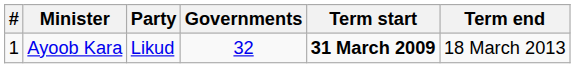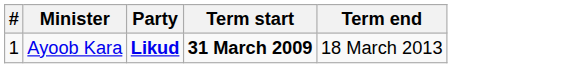- column: (244, 18)
(153, 47) normal -> (155, 47) bold
